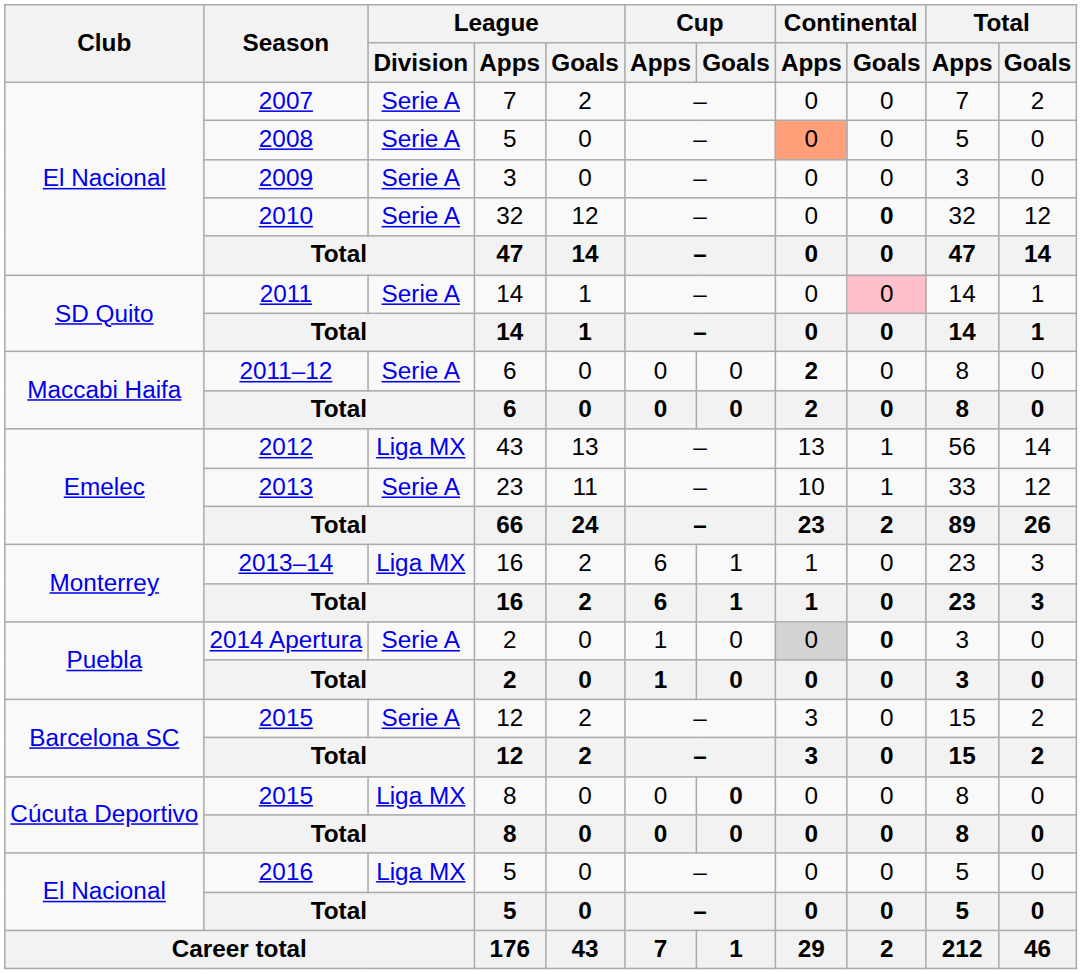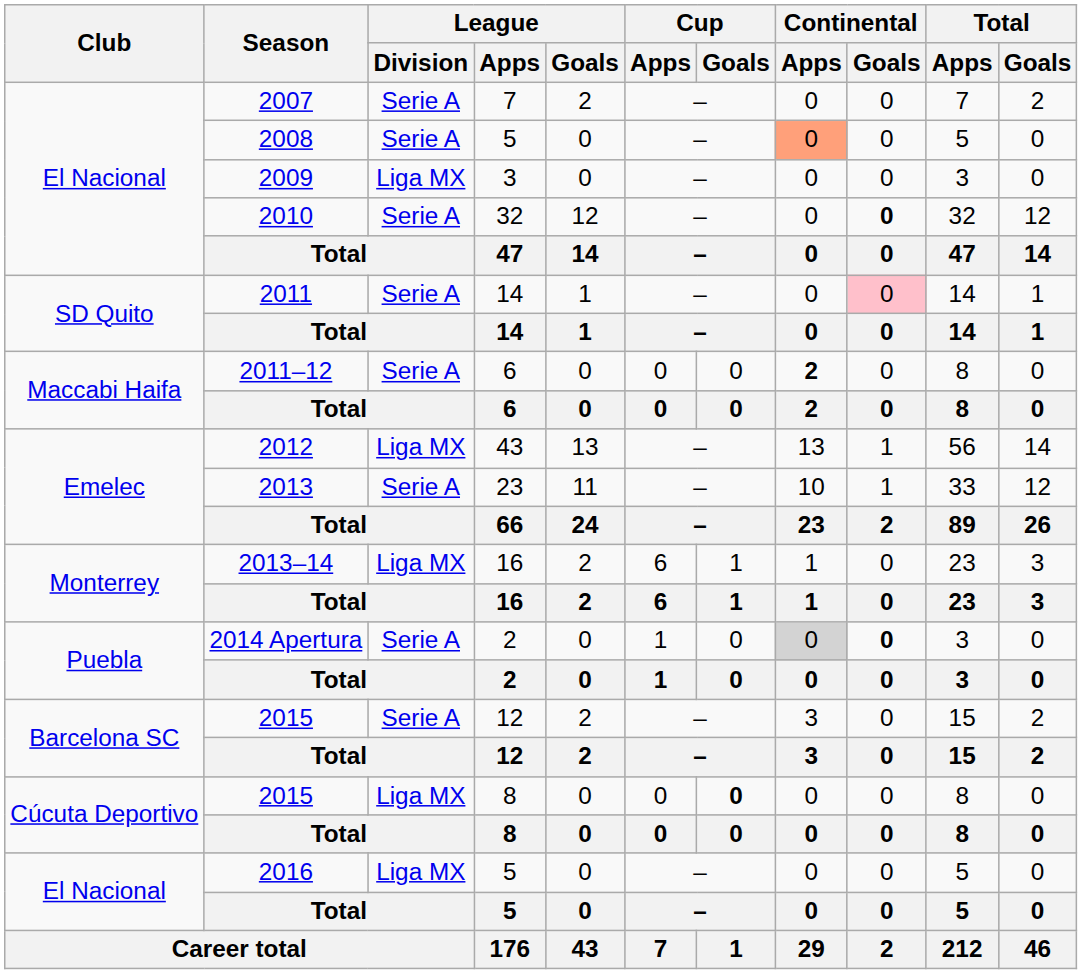(421, 178) Serie A -> (421, 178) Liga MX
